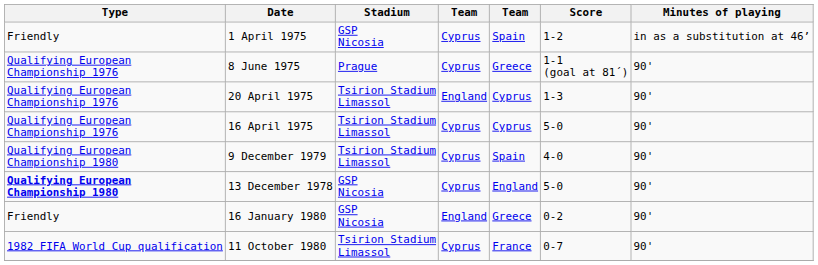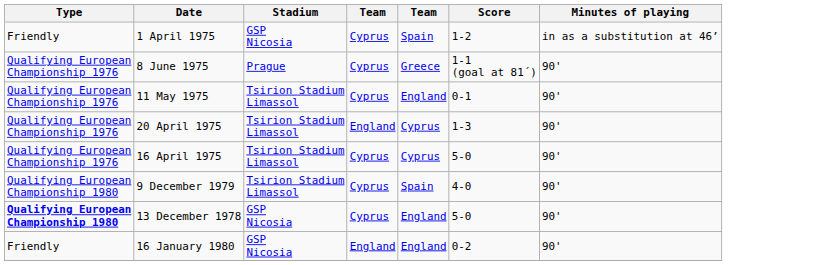+ row: (173, 97)
(512, 216) Greece -> (424, 246) England
- row: (277, 246)
